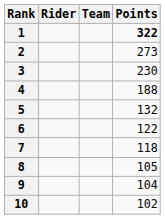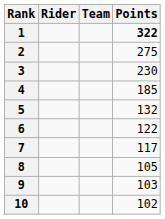(147, 52) 273 -> (147, 52) 275
(147, 90) 188 -> (147, 90) 185
(147, 147) 118 -> (147, 147) 117
(147, 186) 104 -> (147, 186) 103
